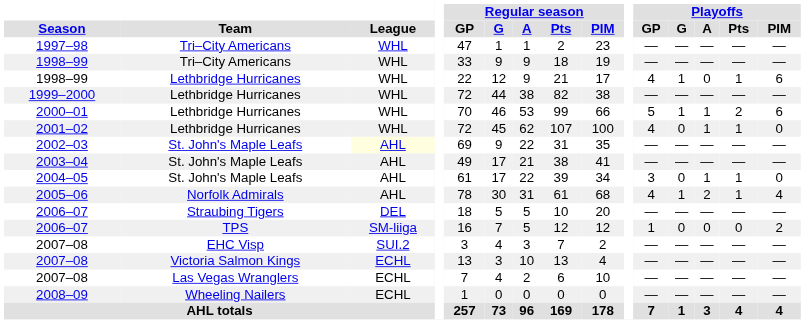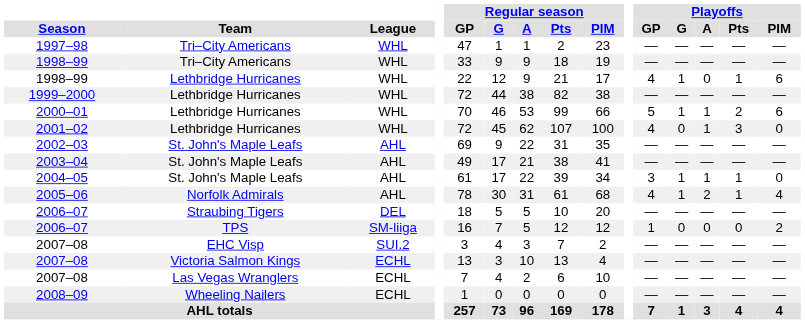(739, 128) 1 -> (739, 128) 3
(393, 145) lightyellow background -> (393, 145) no background
(682, 178) 0 -> (682, 178) 1
